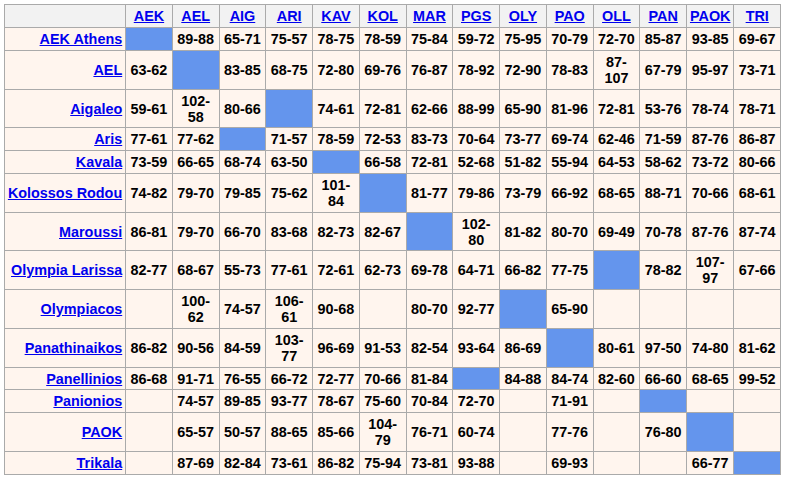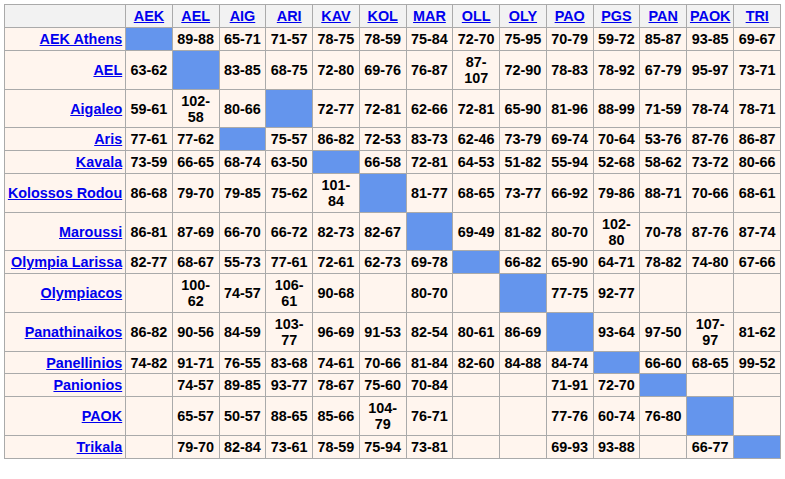columns swapped: (616, 16) <-> (476, 16)
(289, 39) 75-57 -> (289, 39) 71-57
(336, 109) 74-61 -> (336, 109) 72-77
(663, 109) 53-76 -> (663, 109) 71-59
(289, 139) 71-57 -> (289, 139) 75-57
(336, 139) 78-59 -> (336, 139) 86-82
(523, 139) 73-77 -> (523, 139) 73-79
(663, 139) 71-59 -> (663, 139) 53-76
(149, 193) 74-82 -> (149, 193) 86-68
(523, 193) 73-79 -> (523, 193) 73-77
(196, 232) 79-70 -> (196, 232) 87-69
(289, 232) 83-68 -> (289, 232) 66-72
(570, 270) 77-75 -> (570, 262) 65-90
(710, 270) 107-97 -> (710, 262) 74-80
(570, 309) 65-90 -> (570, 293) 77-75
(710, 348) 74-80 -> (710, 332) 107-97
(149, 379) 86-68 -> (149, 363) 74-82
(289, 379) 66-72 -> (289, 363) 83-68
(336, 379) 72-77 -> (336, 363) 74-61
(196, 463) 87-69 -> (196, 447) 79-70
(336, 463) 86-82 -> (336, 447) 78-59
